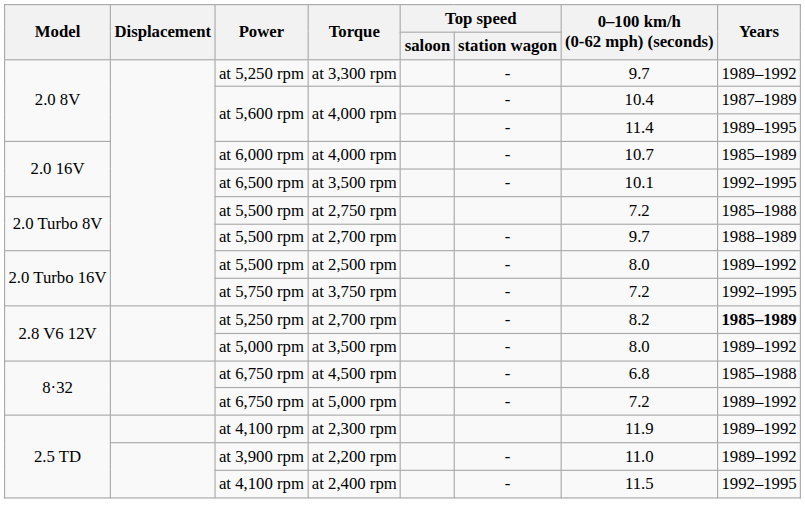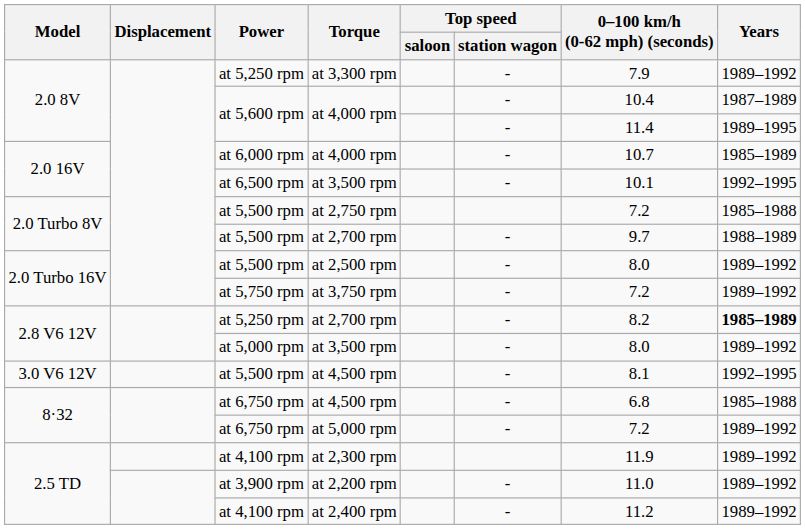(639, 72) 9.7 -> (639, 72) 7.9
(759, 291) 1992–1995 -> (759, 291) 1989–1992
+ row: (261, 373)
(639, 483) 11.5 -> (639, 510) 11.2
(759, 483) 1992–1995 -> (759, 510) 1989–1992
